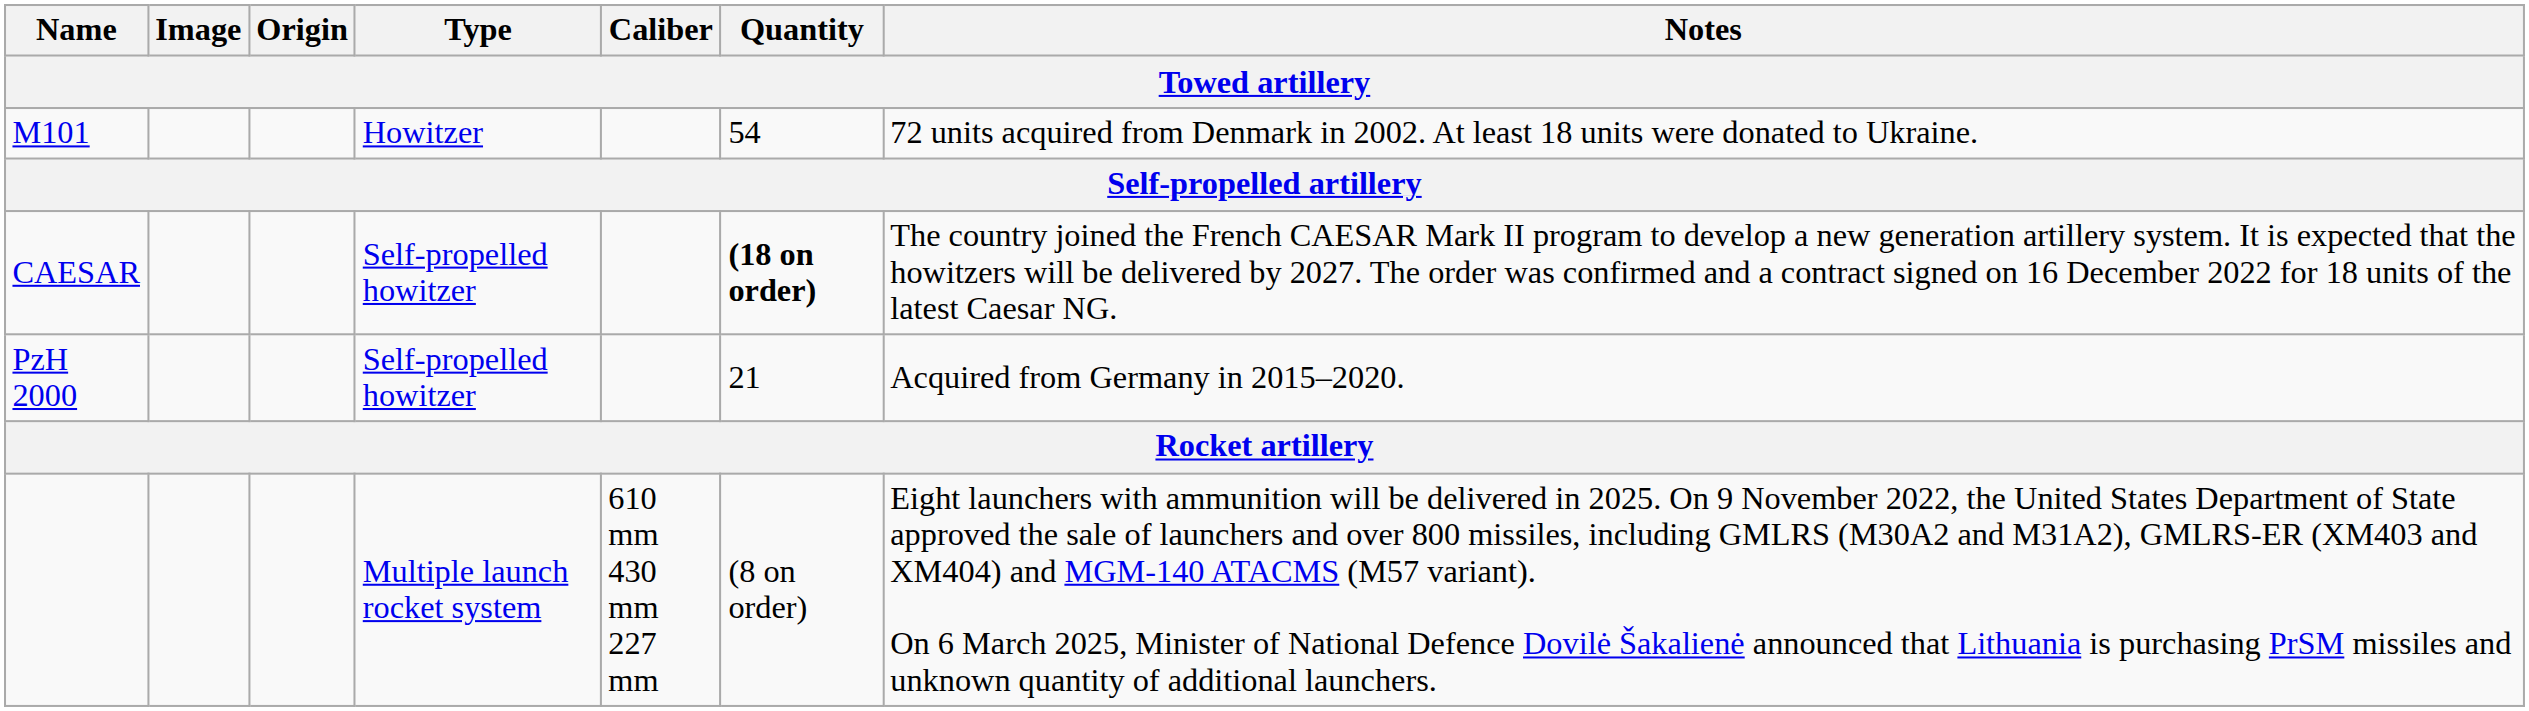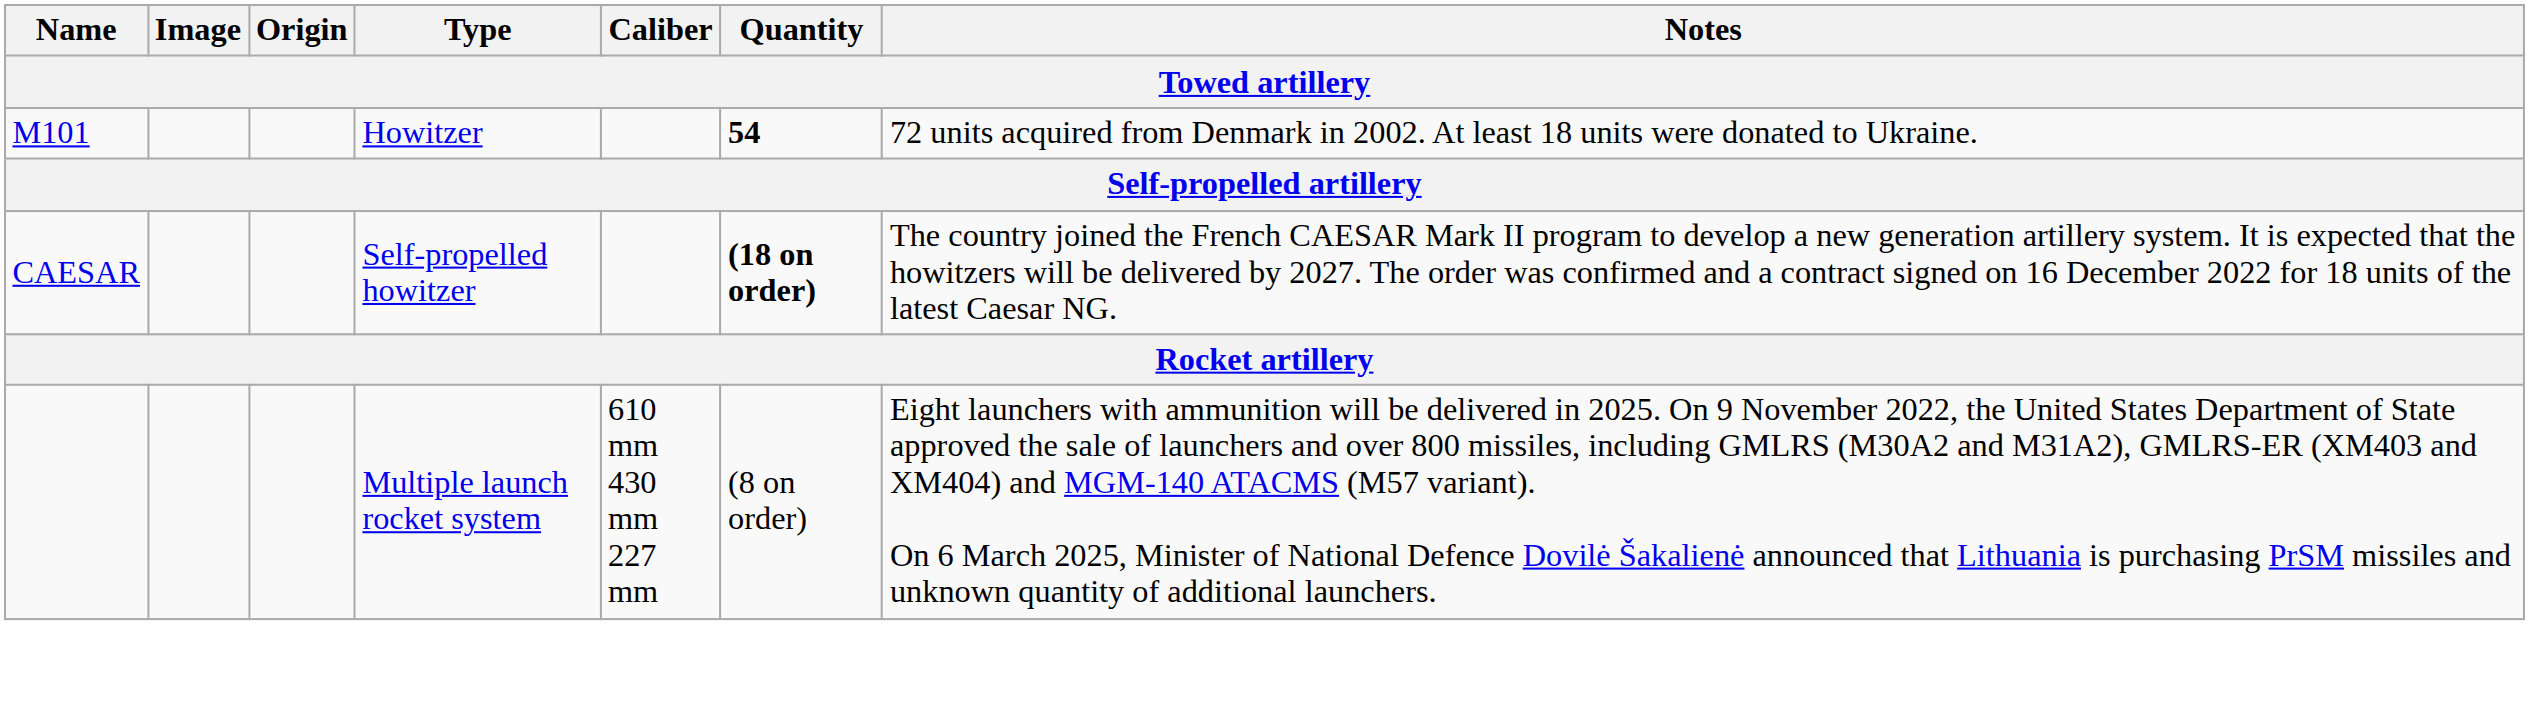(745, 132) normal -> (744, 132) bold
- row: (45, 377)
